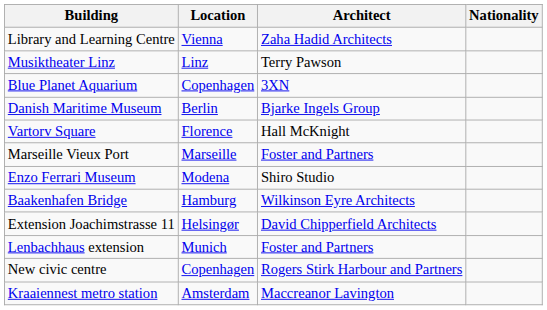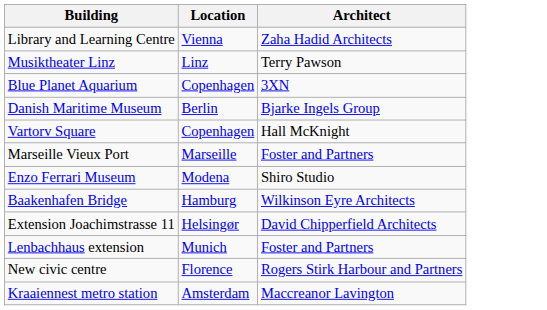- column: (504, 16)
(207, 131) Florence -> (218, 131) Copenhagen
(218, 270) Copenhagen -> (207, 270) Florence
